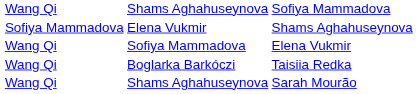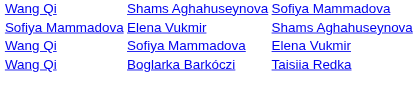- row: (198, 83)
